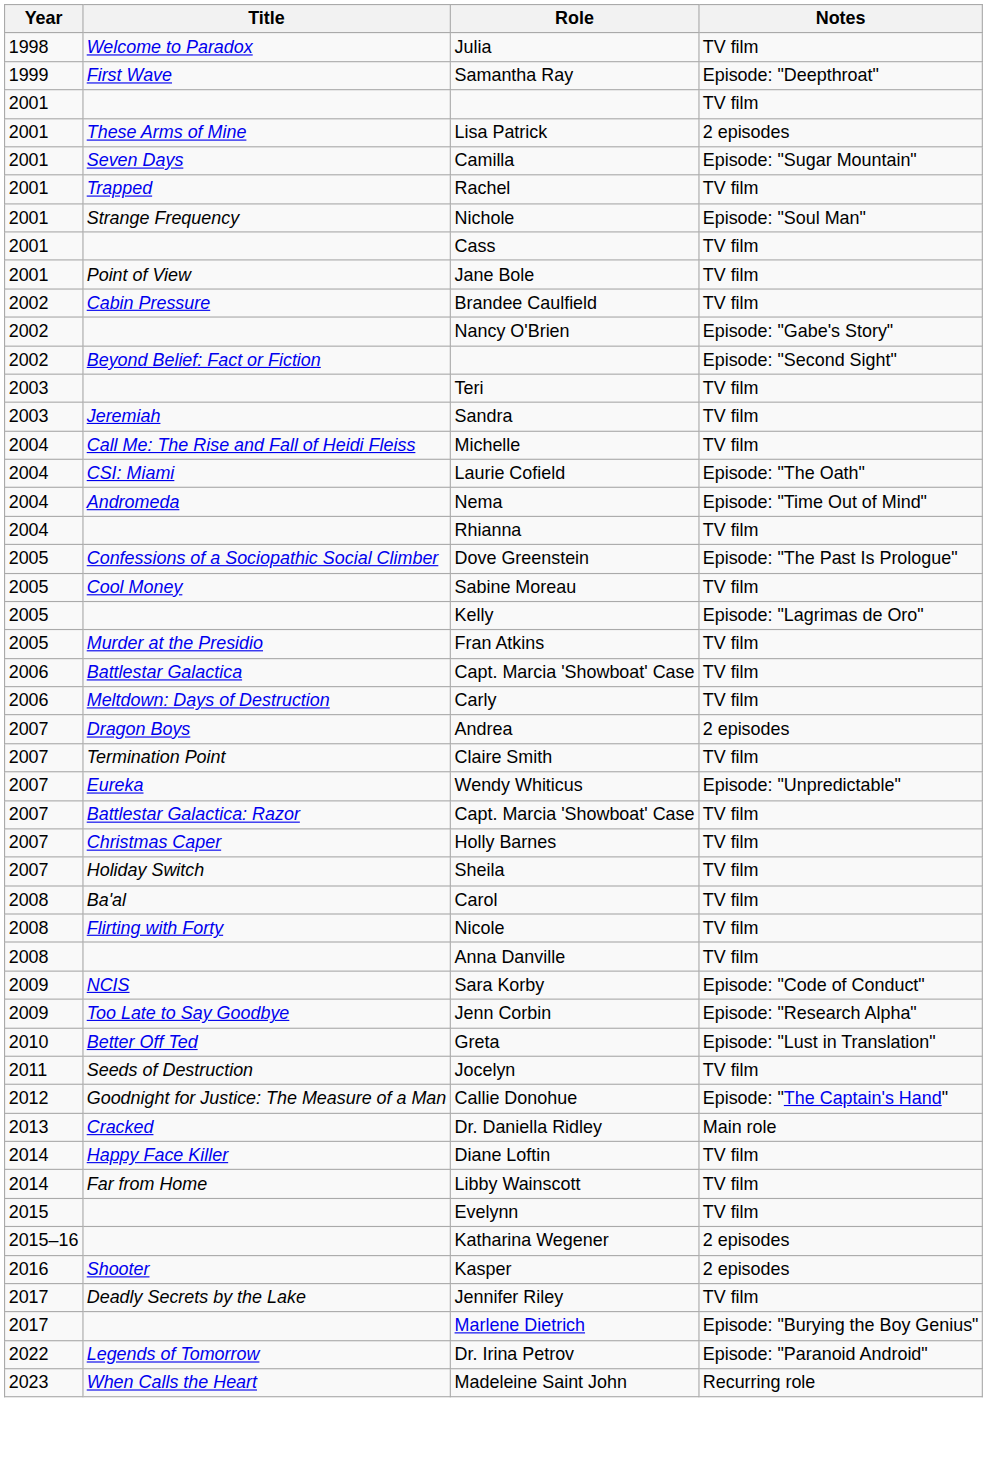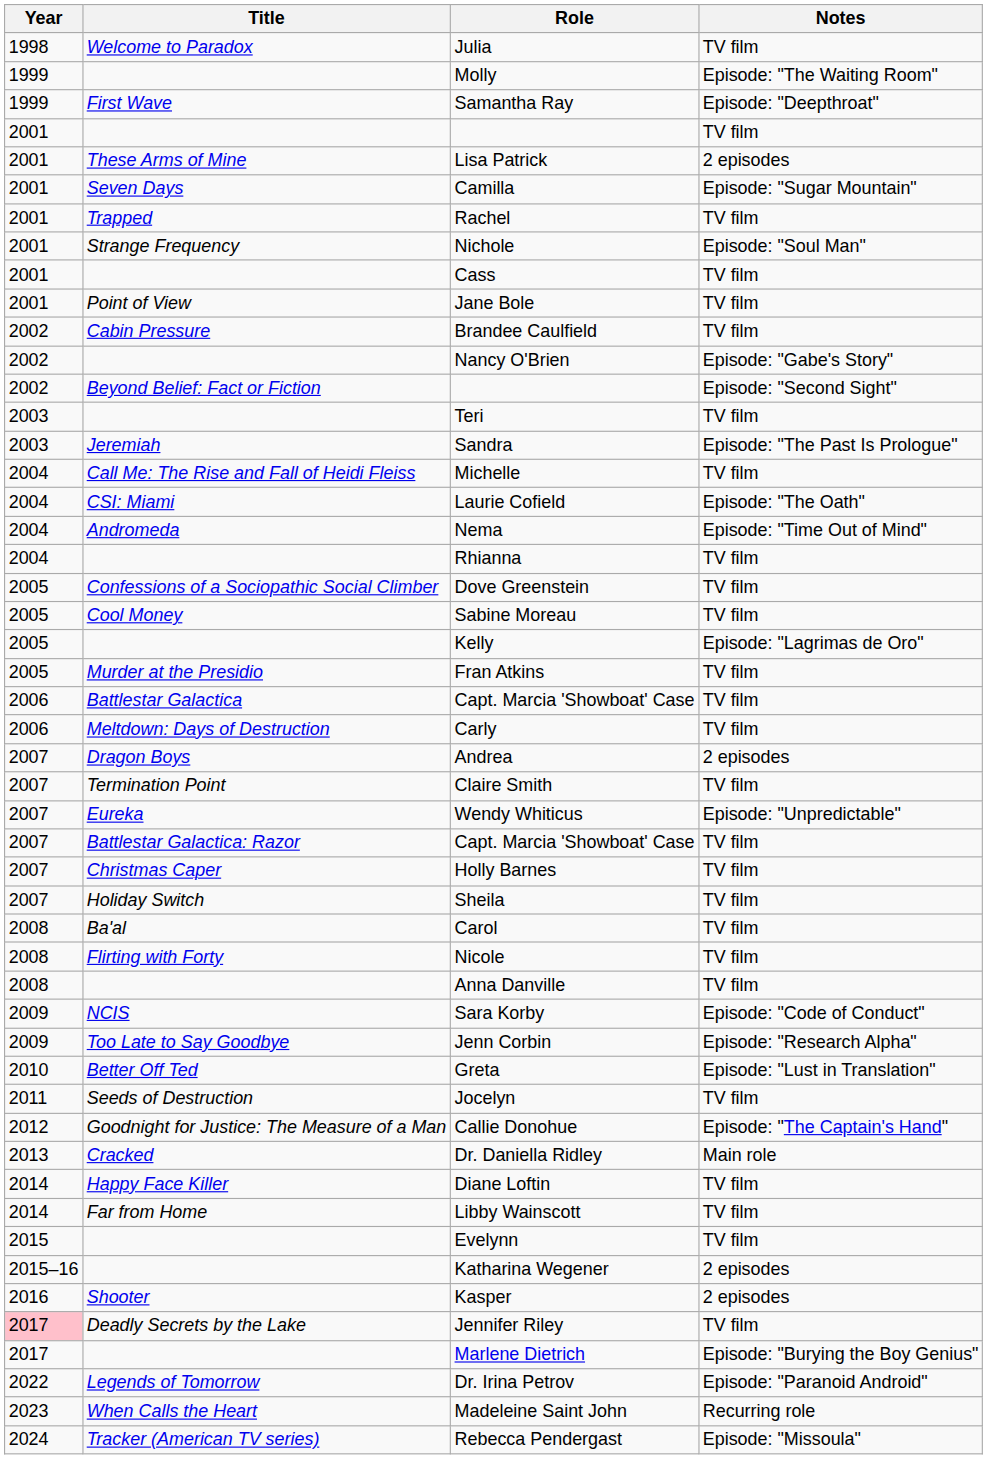+ row: (267, 76)
(731, 416) TV film -> (830, 445) Episode: "The Past Is Prologue"
(830, 558) Episode: "The Past Is Prologue" -> (731, 587) TV film
(29, 1297) no background -> (29, 1326) pink background
+ row: (203, 1439)
